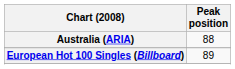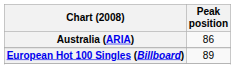(208, 39) 88 -> (208, 39) 86
